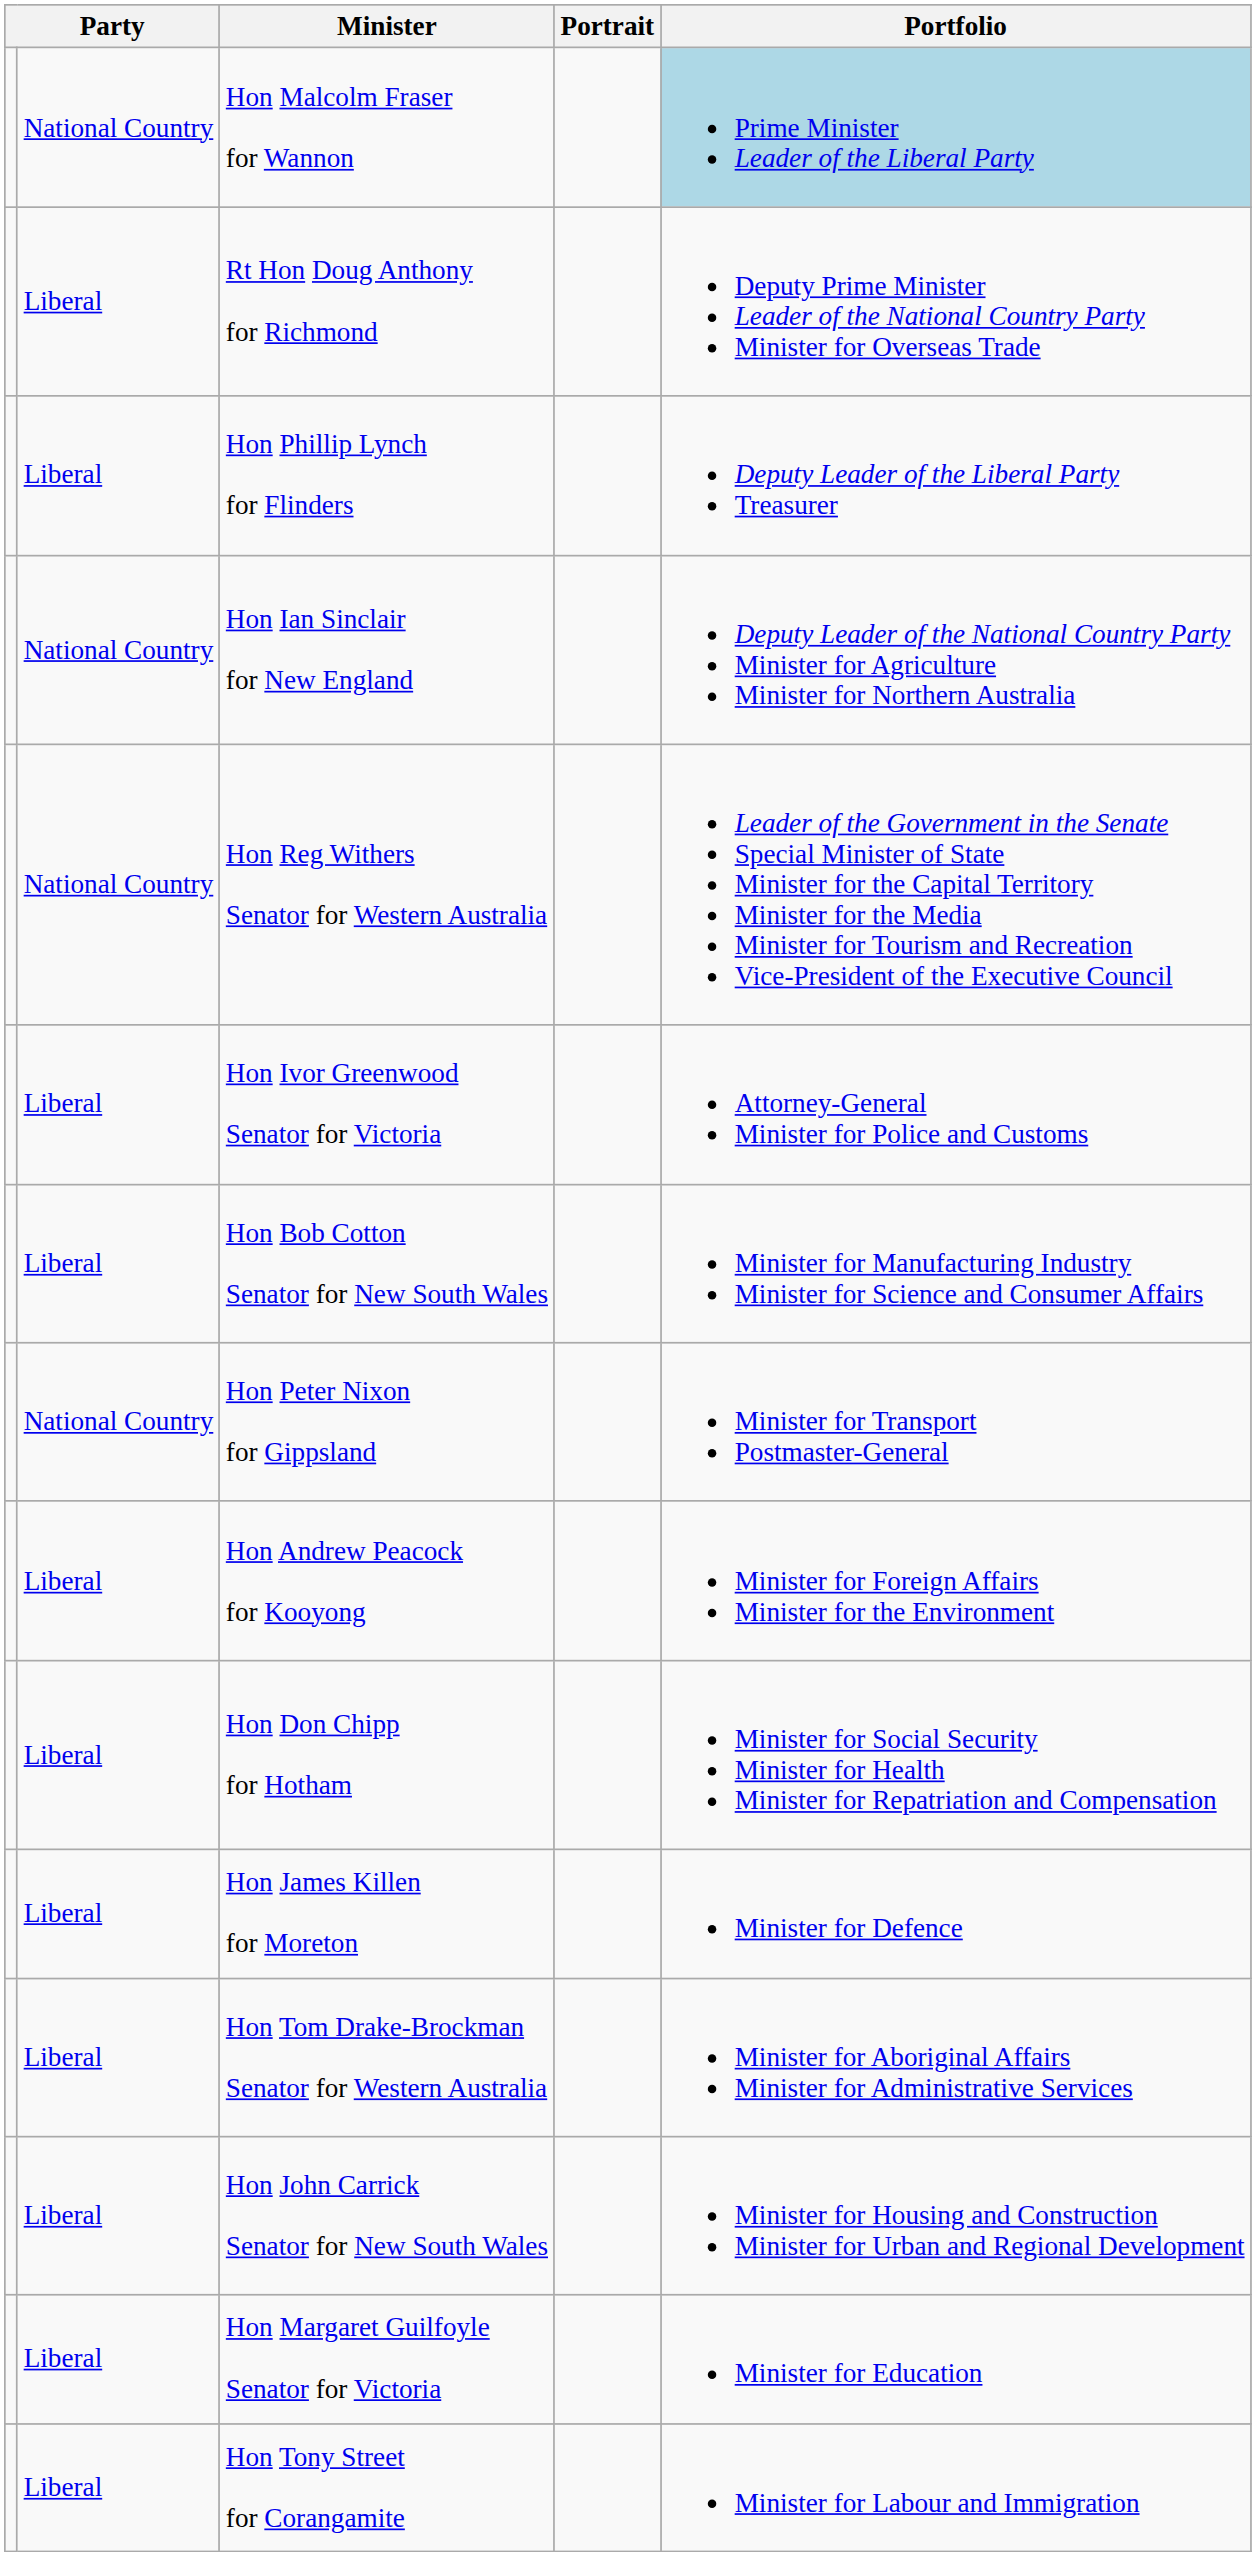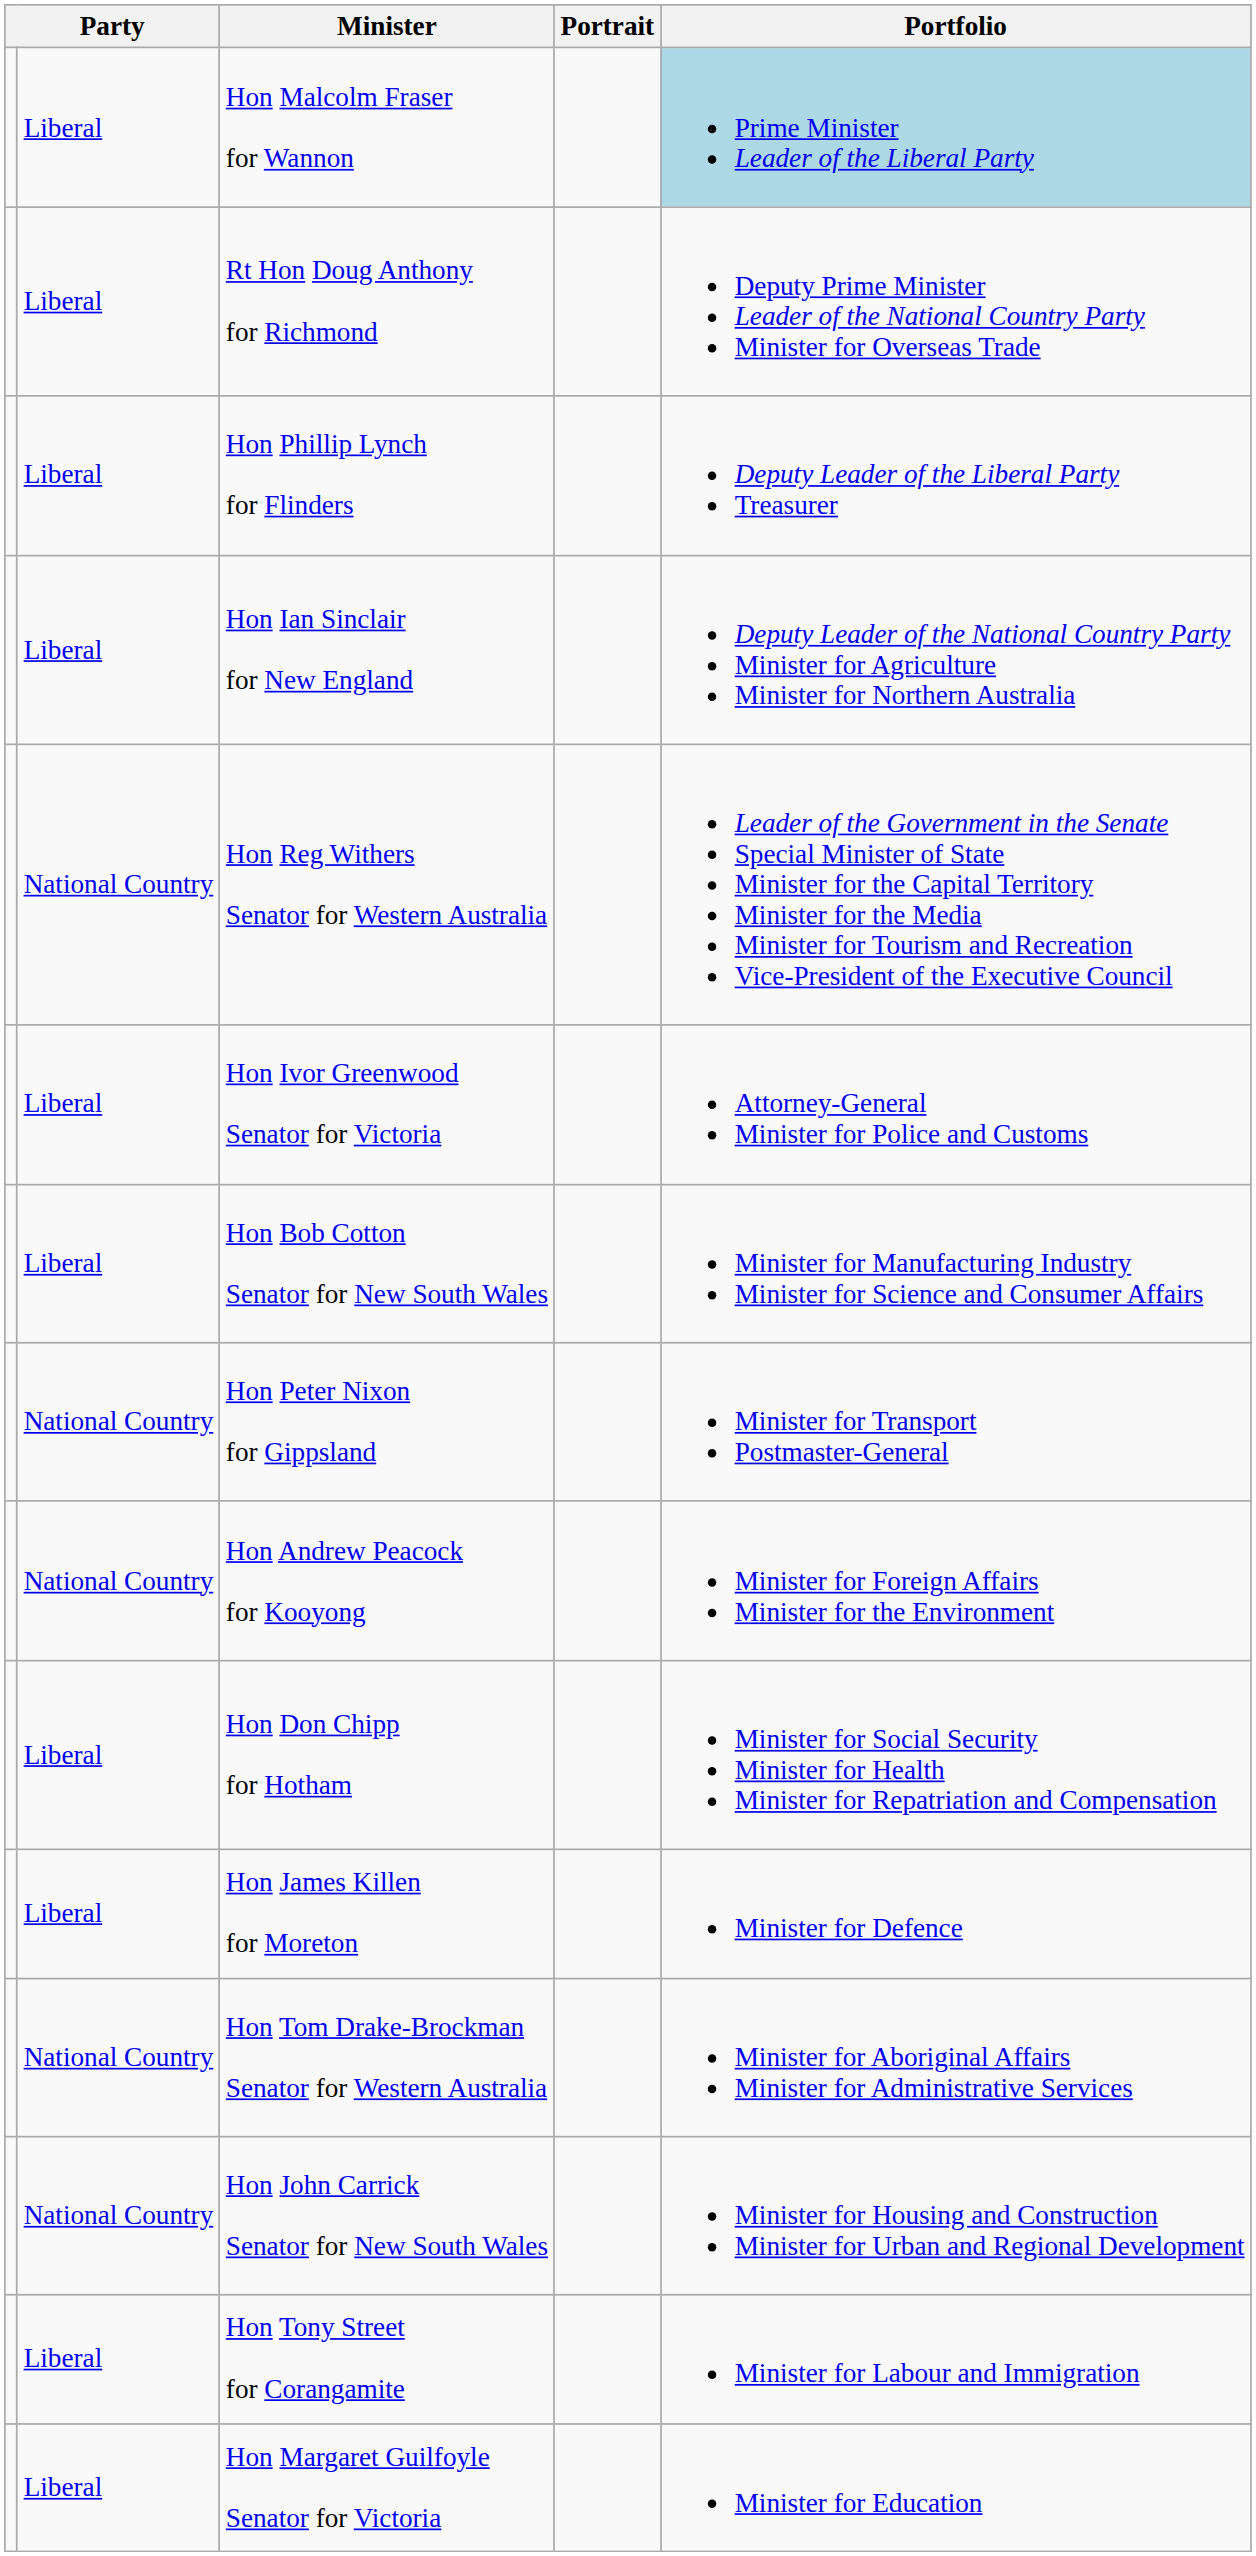(118, 127) National Country -> (63, 127) Liberal
(118, 649) National Country -> (63, 649) Liberal
(63, 1580) Liberal -> (118, 1580) National Country
(63, 2056) Liberal -> (118, 2056) National Country
(63, 2215) Liberal -> (118, 2215) National Country
rows swapped: (315, 2487) <-> (358, 2358)
